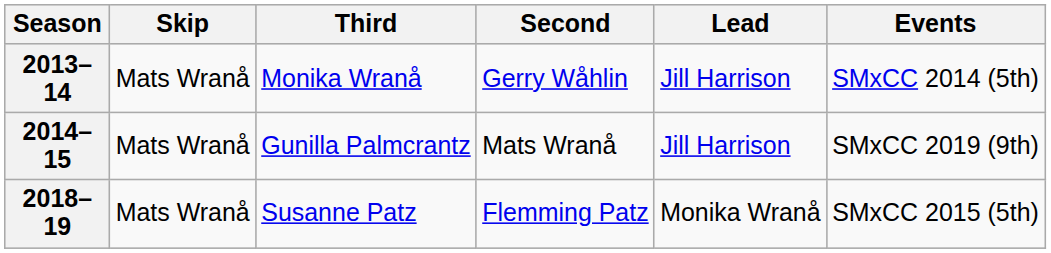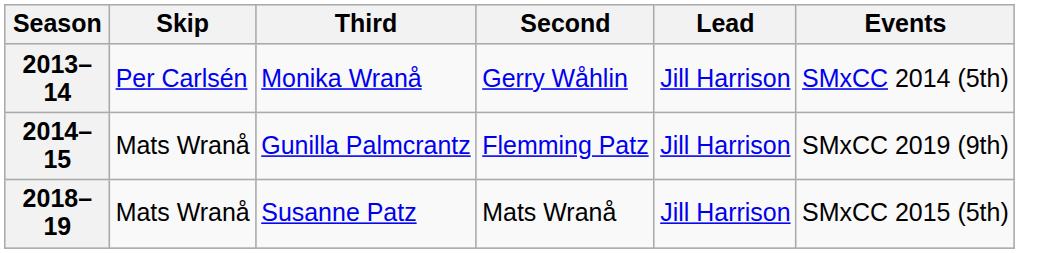(183, 77) Mats Wranå -> (182, 77) Per Carlsén
(549, 145) Mats Wranå -> (565, 145) Flemming Patz
(565, 213) Flemming Patz -> (549, 213) Mats Wranå
(740, 213) Monika Wranå -> (725, 213) Jill Harrison
